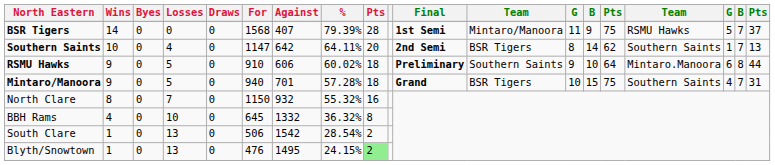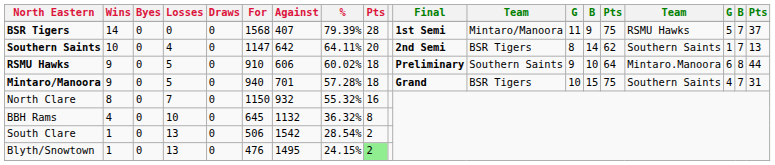(288, 117) 1332 -> (288, 117) 1132
